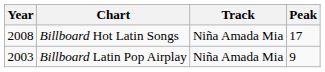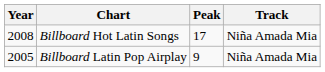columns swapped: (238, 14) <-> (303, 14)
(21, 56) 2003 -> (21, 56) 2005
